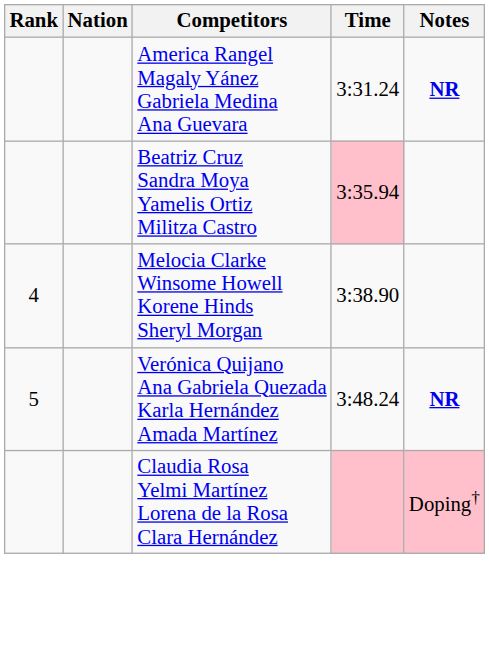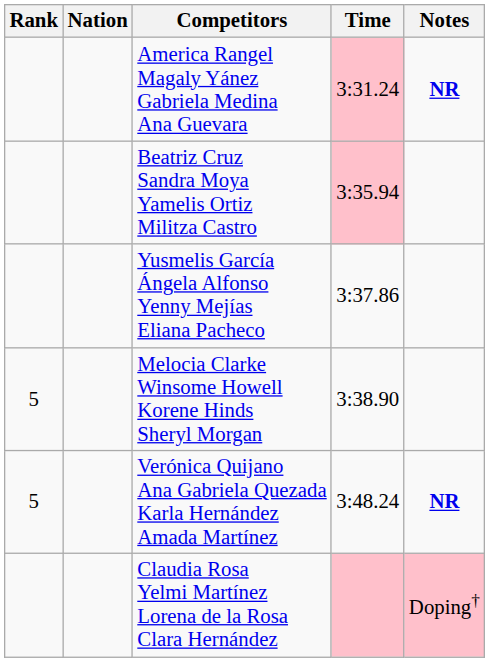(368, 89) no background -> (368, 89) pink background
+ row: (206, 295)
(34, 295) 4 -> (34, 398) 5
